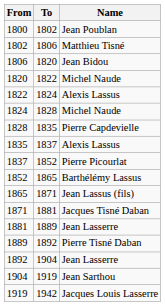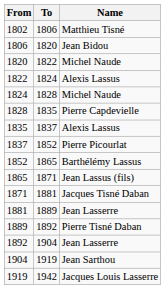- row: (17, 29)
